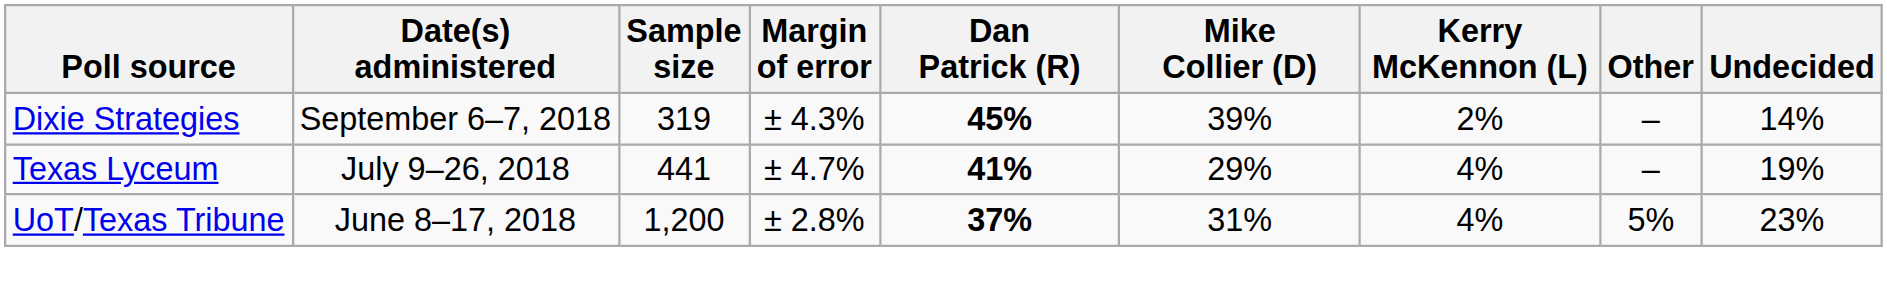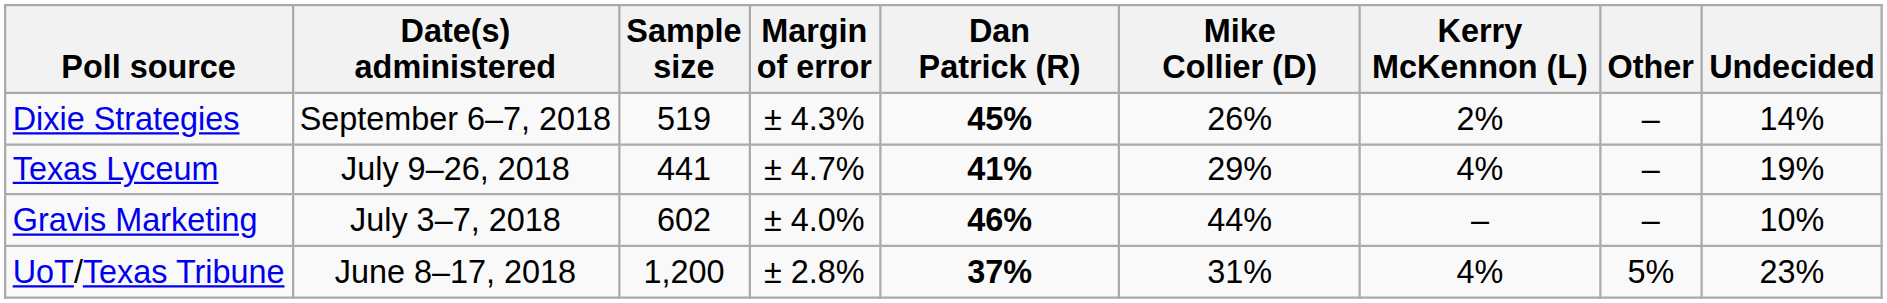(684, 118) 319 -> (684, 118) 519
(1240, 118) 39% -> (1240, 118) 26%
+ row: (135, 221)
